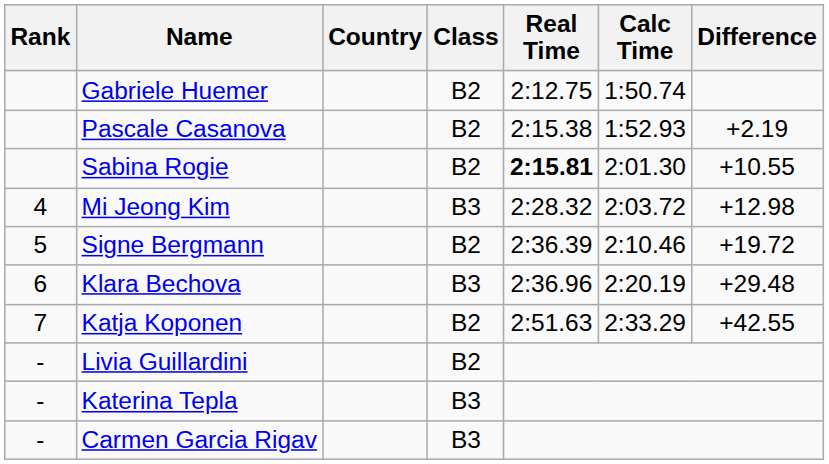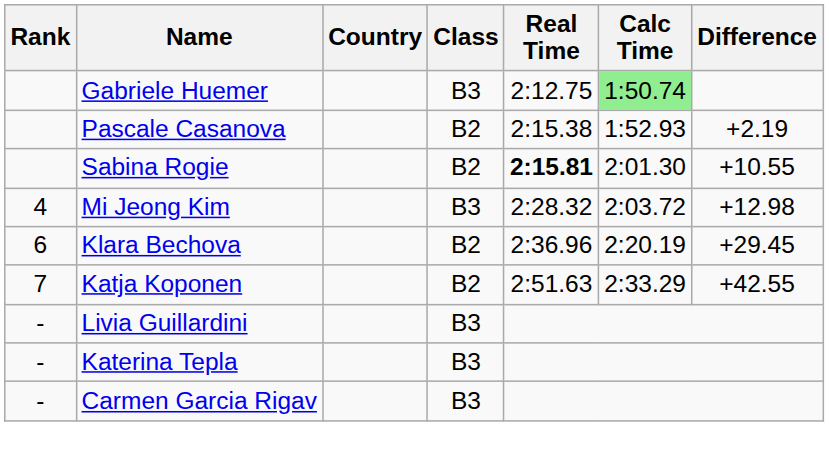(466, 90) B2 -> (466, 90) B3
(645, 90) no background -> (645, 90) lightgreen background
- row: (173, 245)
(466, 284) B3 -> (466, 245) B2
(757, 284) +29.48 -> (757, 245) +29.45
(466, 362) B2 -> (466, 323) B3
